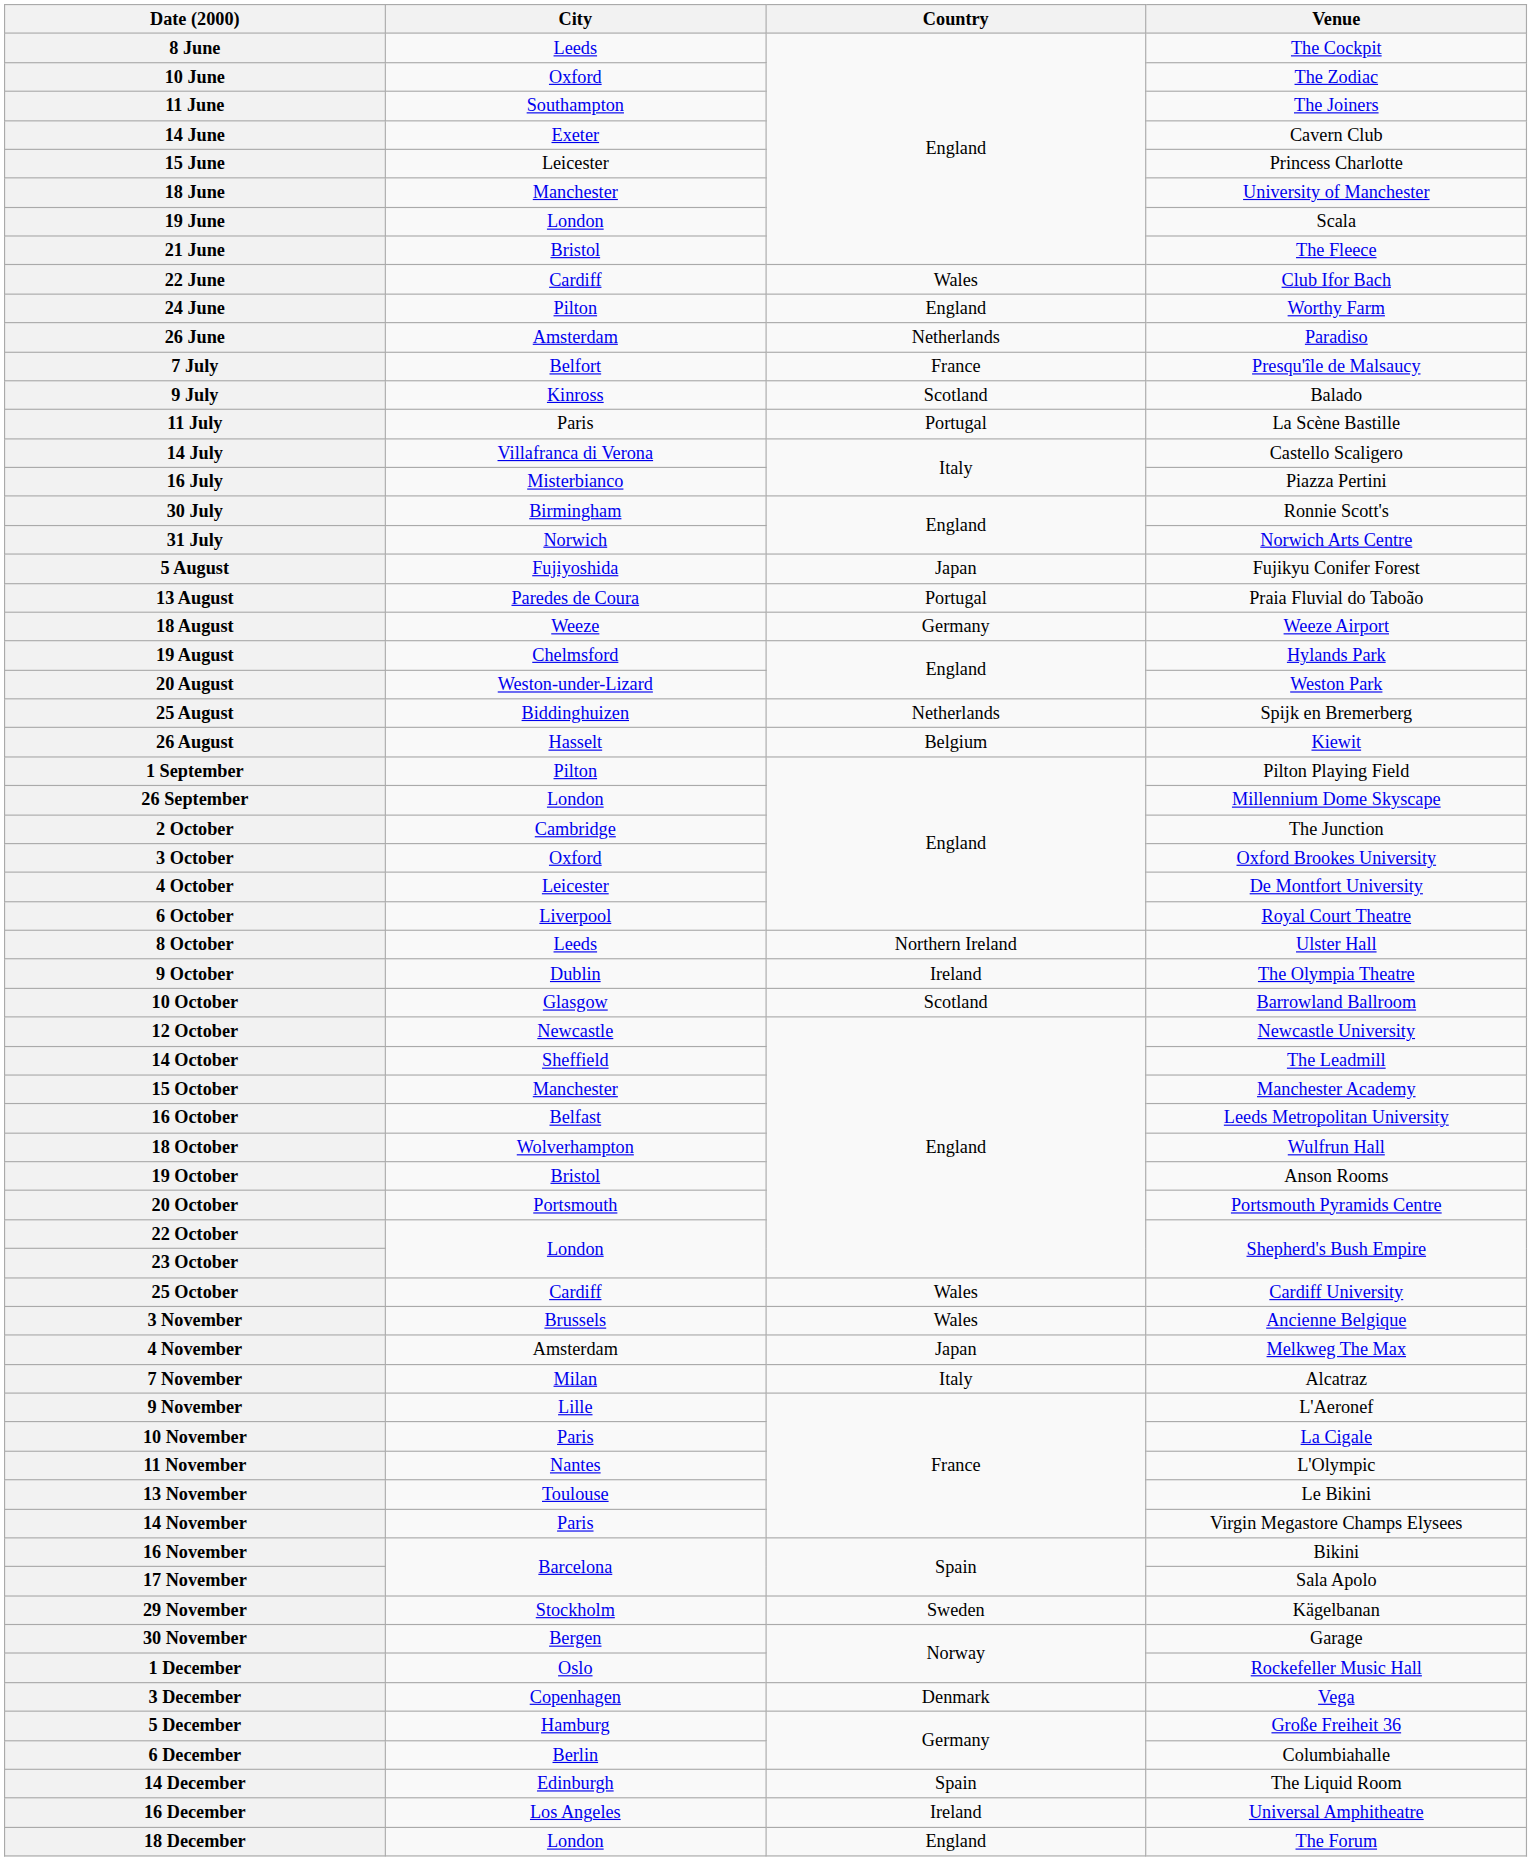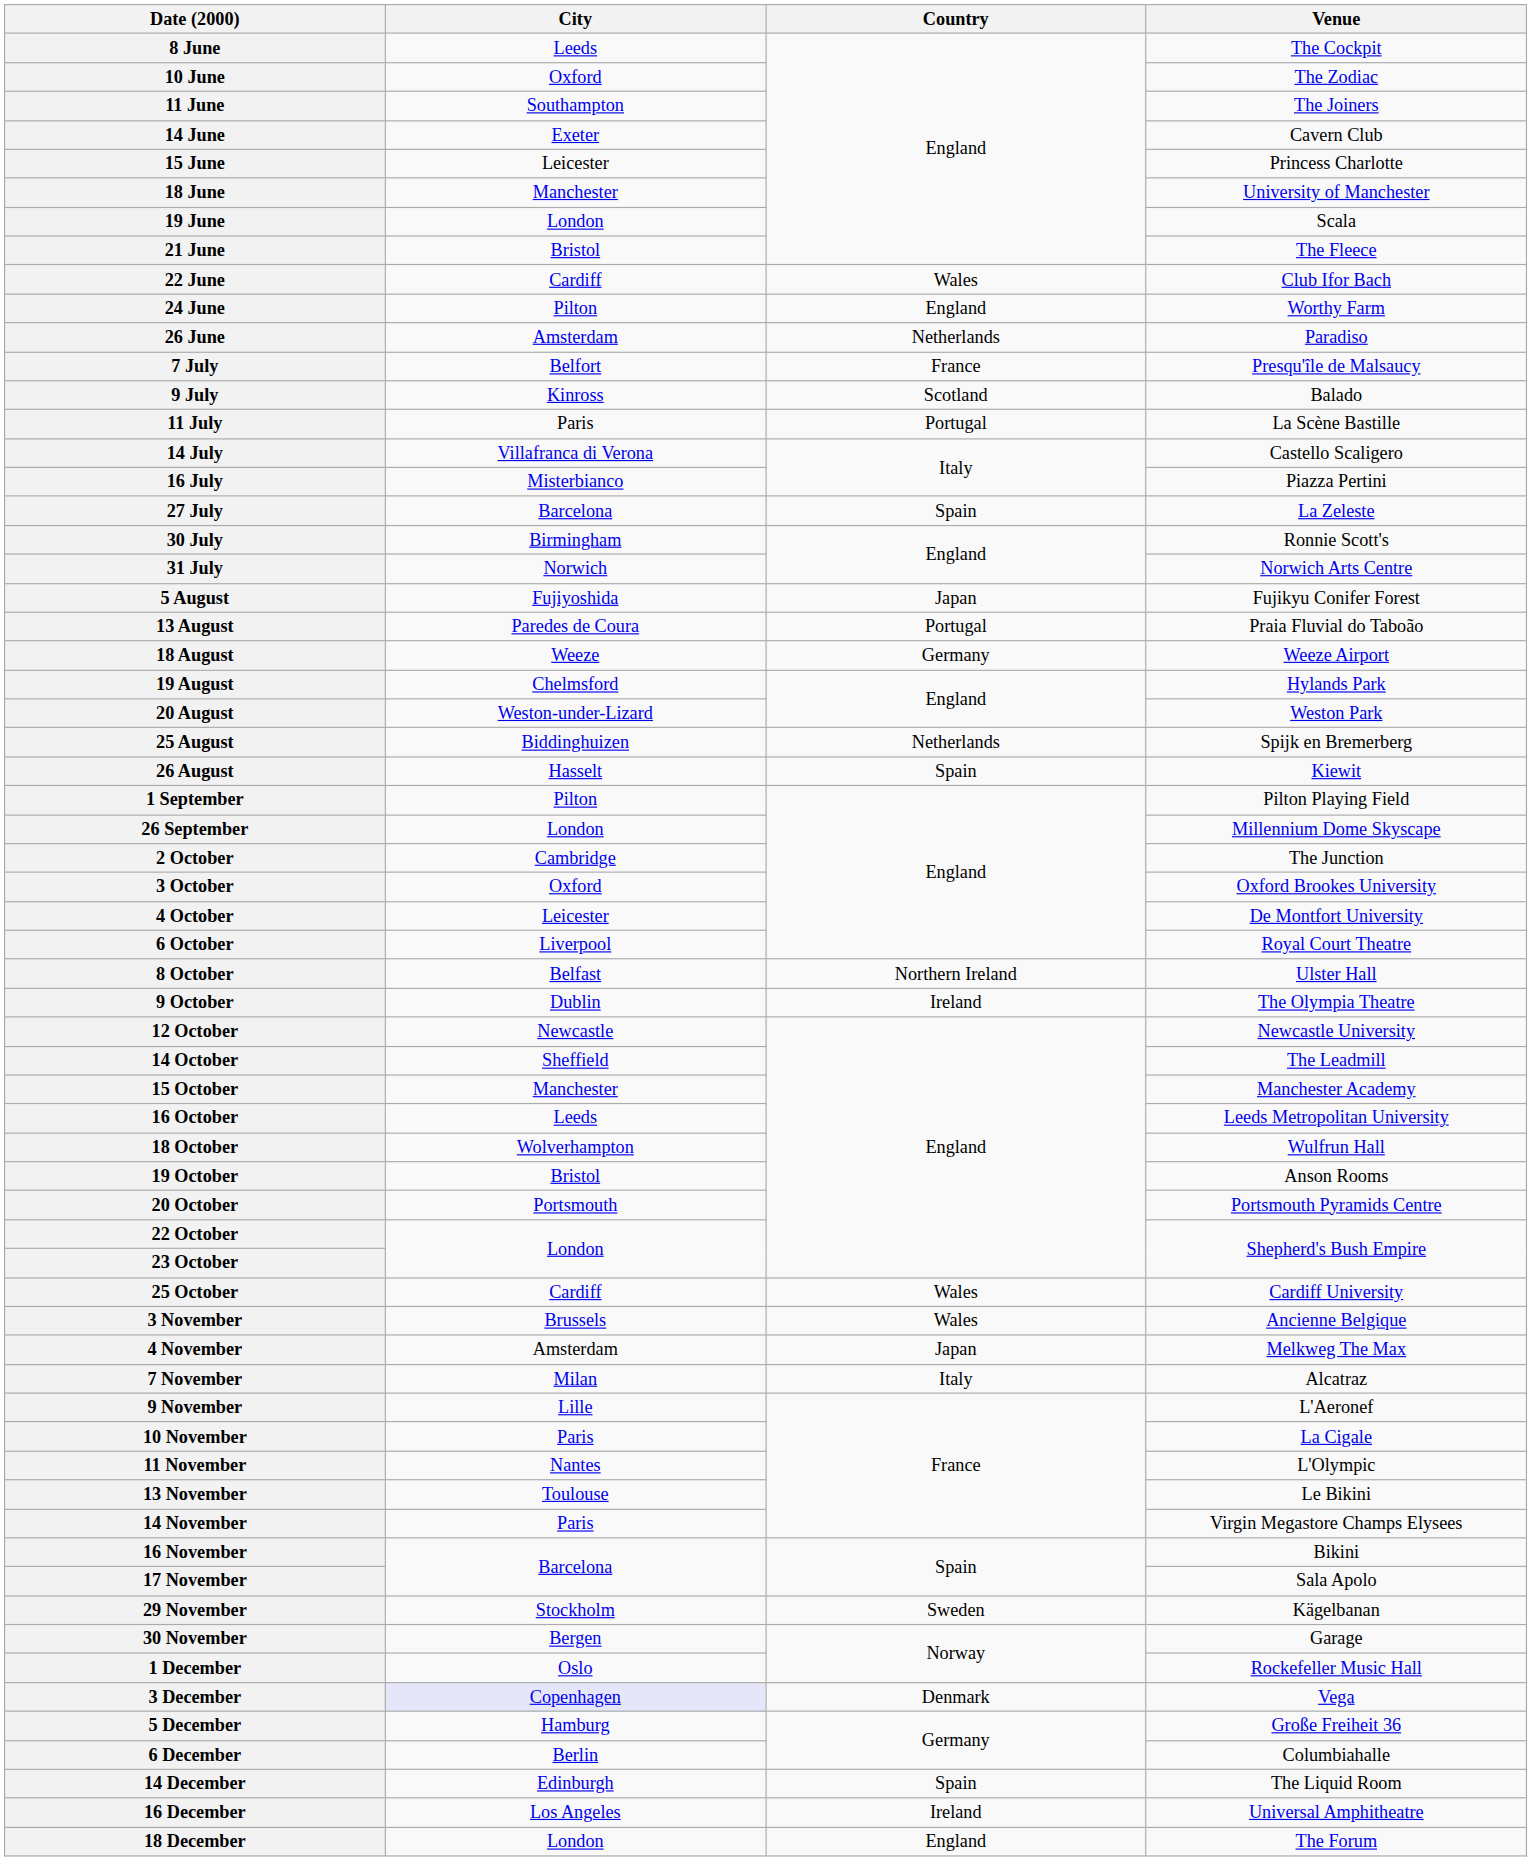+ row: (195, 510)
(956, 742) Belgium -> (956, 771) Spain
(575, 944) Leeds -> (575, 973) Belfast
- row: (195, 1002)
(575, 1118) Belfast -> (575, 1118) Leeds
(575, 1696) no background -> (575, 1696) lavender background
